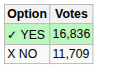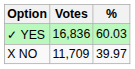+ column: (111, 14)
